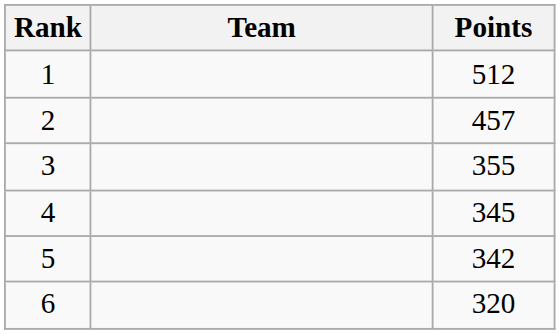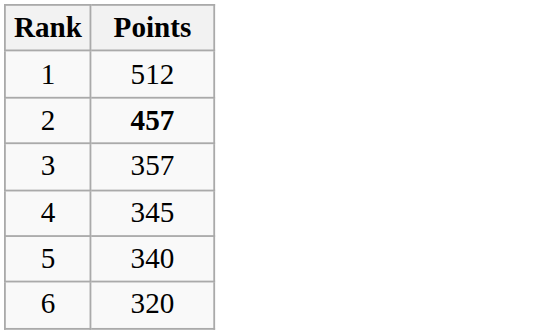- column: (262, 27)
(493, 119) normal -> (152, 119) bold
(493, 166) 355 -> (152, 166) 357
(493, 258) 342 -> (152, 258) 340
